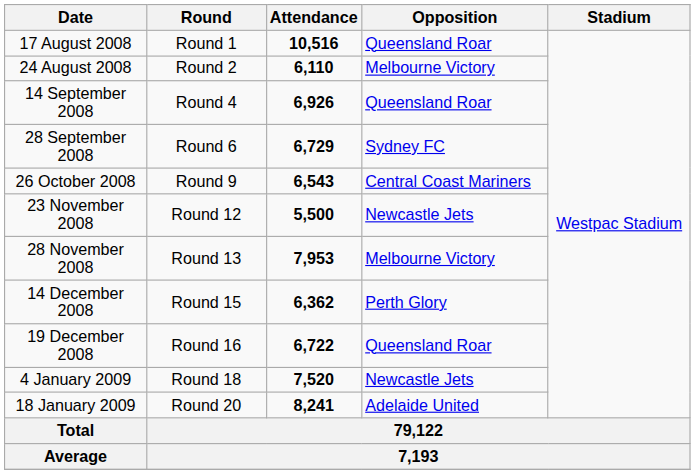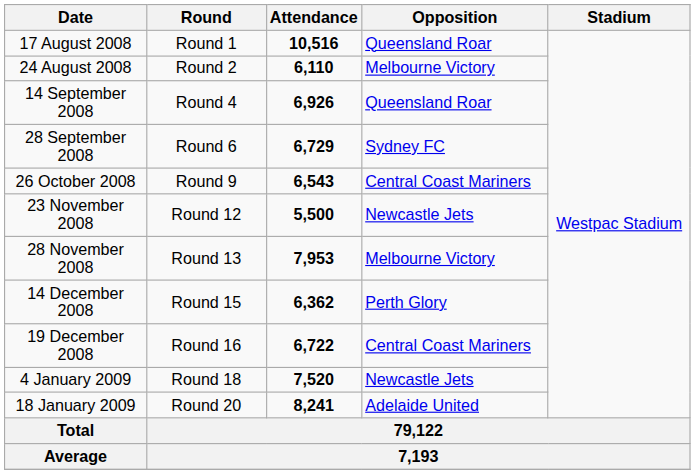(428, 346) Queensland Roar -> (448, 346) Central Coast Mariners
